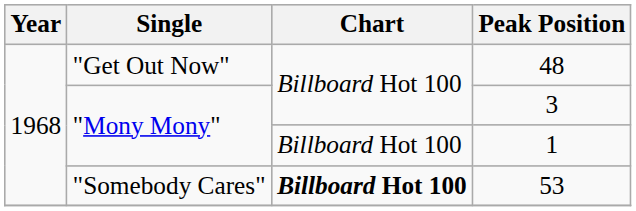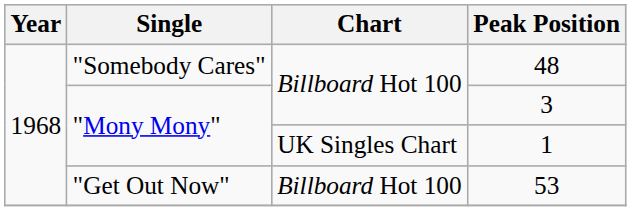(151, 64) "Get Out Now" -> (169, 64) "Somebody Cares"
(369, 144) Billboard Hot 100 -> (367, 144) UK Singles Chart
(169, 184) "Somebody Cares" -> (151, 184) "Get Out Now"
(372, 184) bold -> (369, 184) normal
